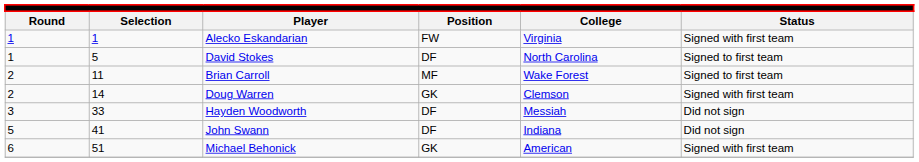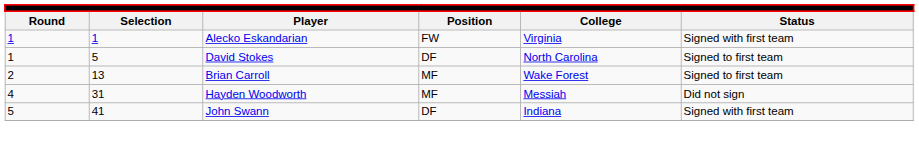(98, 75) 11 -> (98, 75) 13
- row: (240, 94)
(11, 112) 3 -> (11, 94) 4
(98, 112) 33 -> (98, 94) 31
(429, 112) DF -> (429, 94) MF
(714, 130) Did not sign -> (739, 112) Signed with first team
- row: (251, 148)
